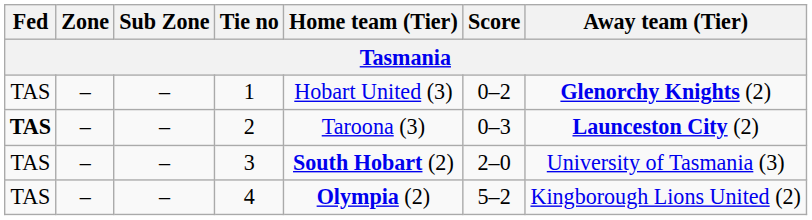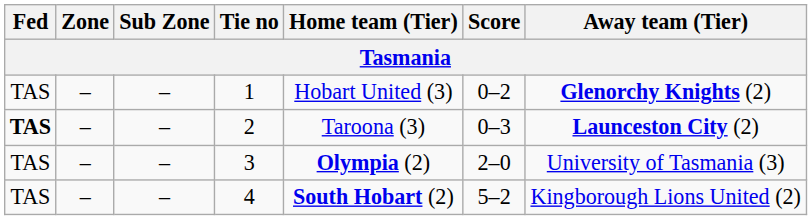(373, 162) South Hobart (2) -> (373, 162) Olympia (2)
(373, 197) Olympia (2) -> (373, 197) South Hobart (2)
